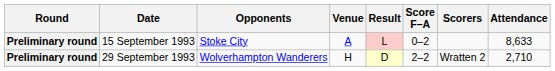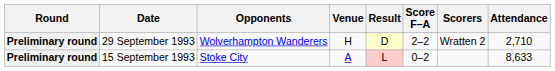rows swapped: (148, 41) <-> (148, 58)
